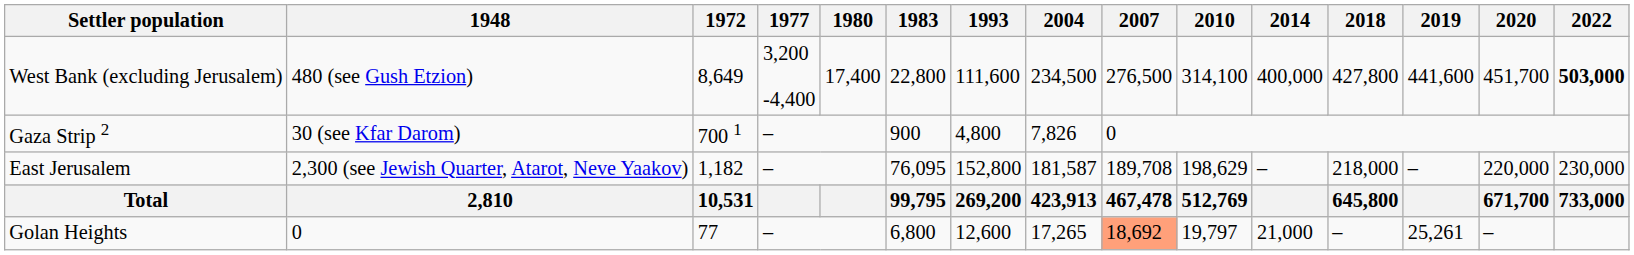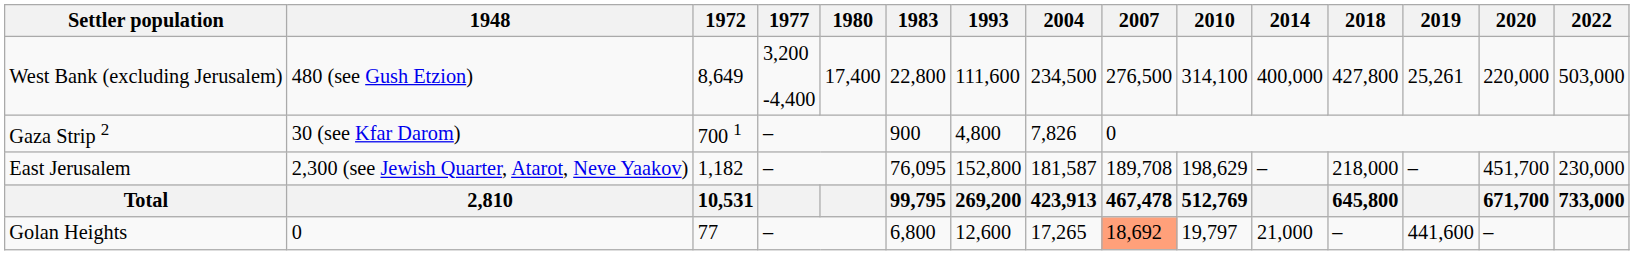(1441, 75) 441,600 -> (1436, 75) 25,261
(1516, 75) 451,700 -> (1516, 75) 220,000
(1592, 75) bold -> (1592, 75) normal
(1516, 168) 220,000 -> (1516, 168) 451,700
(1436, 232) 25,261 -> (1441, 232) 441,600
